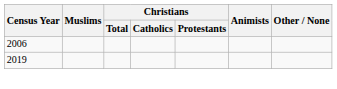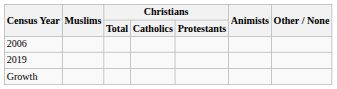+ row: (22, 76)
